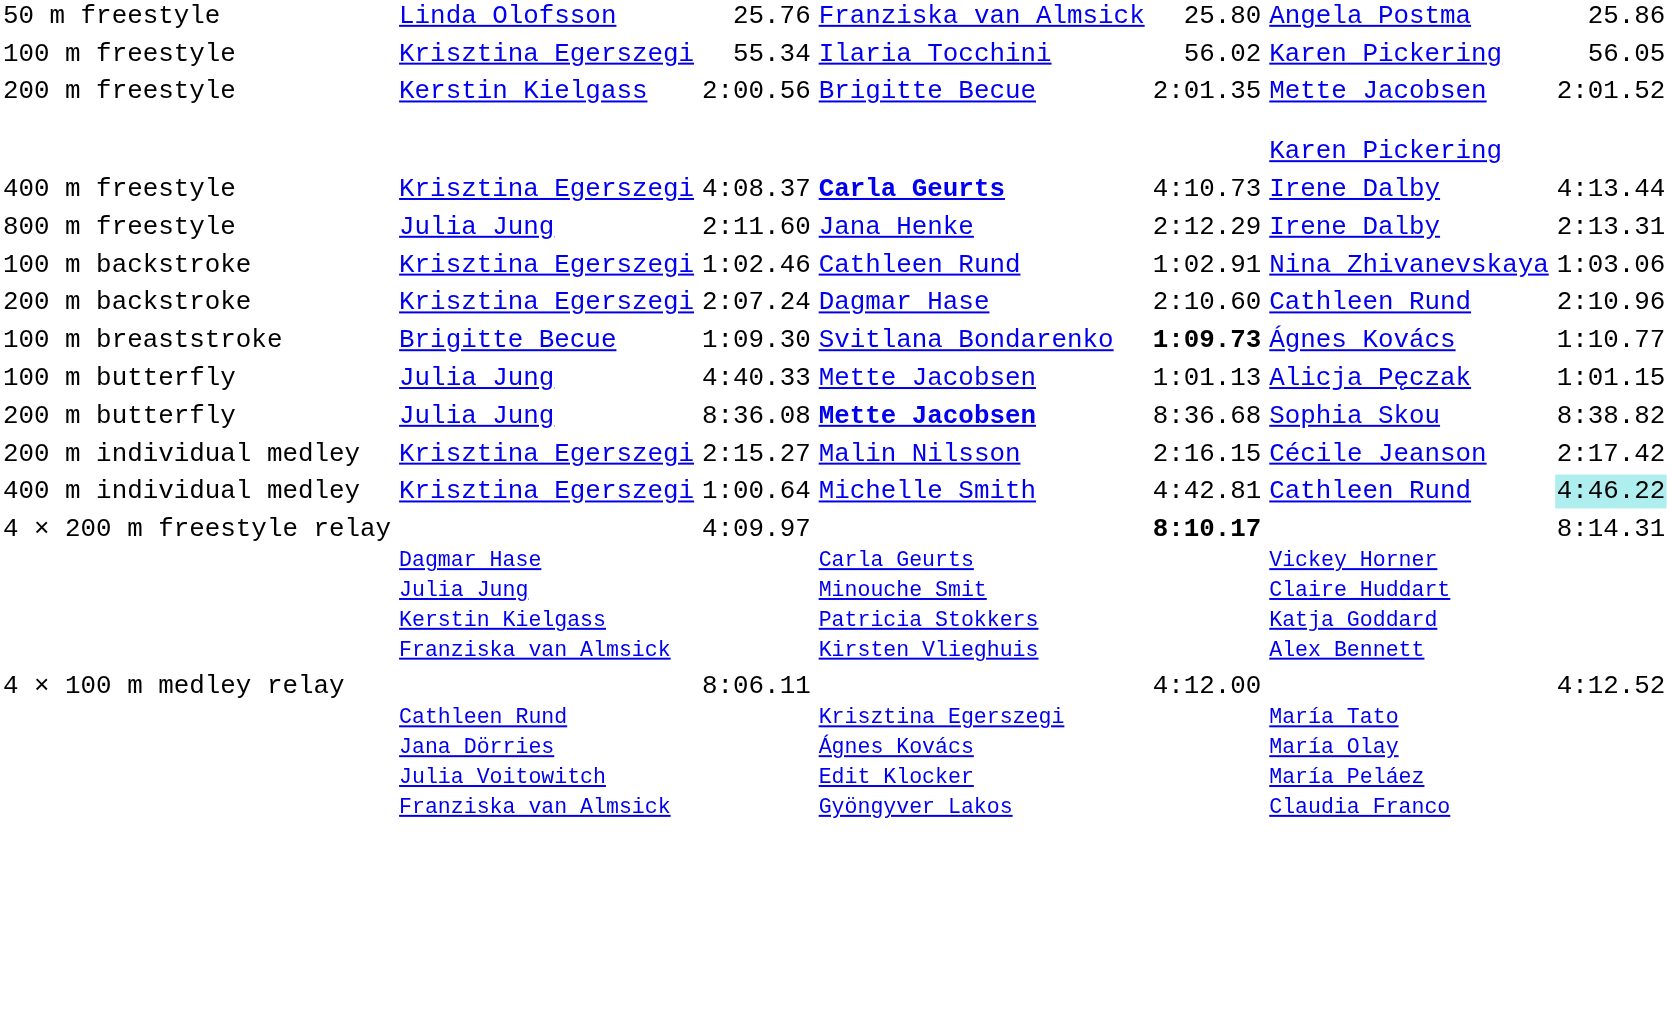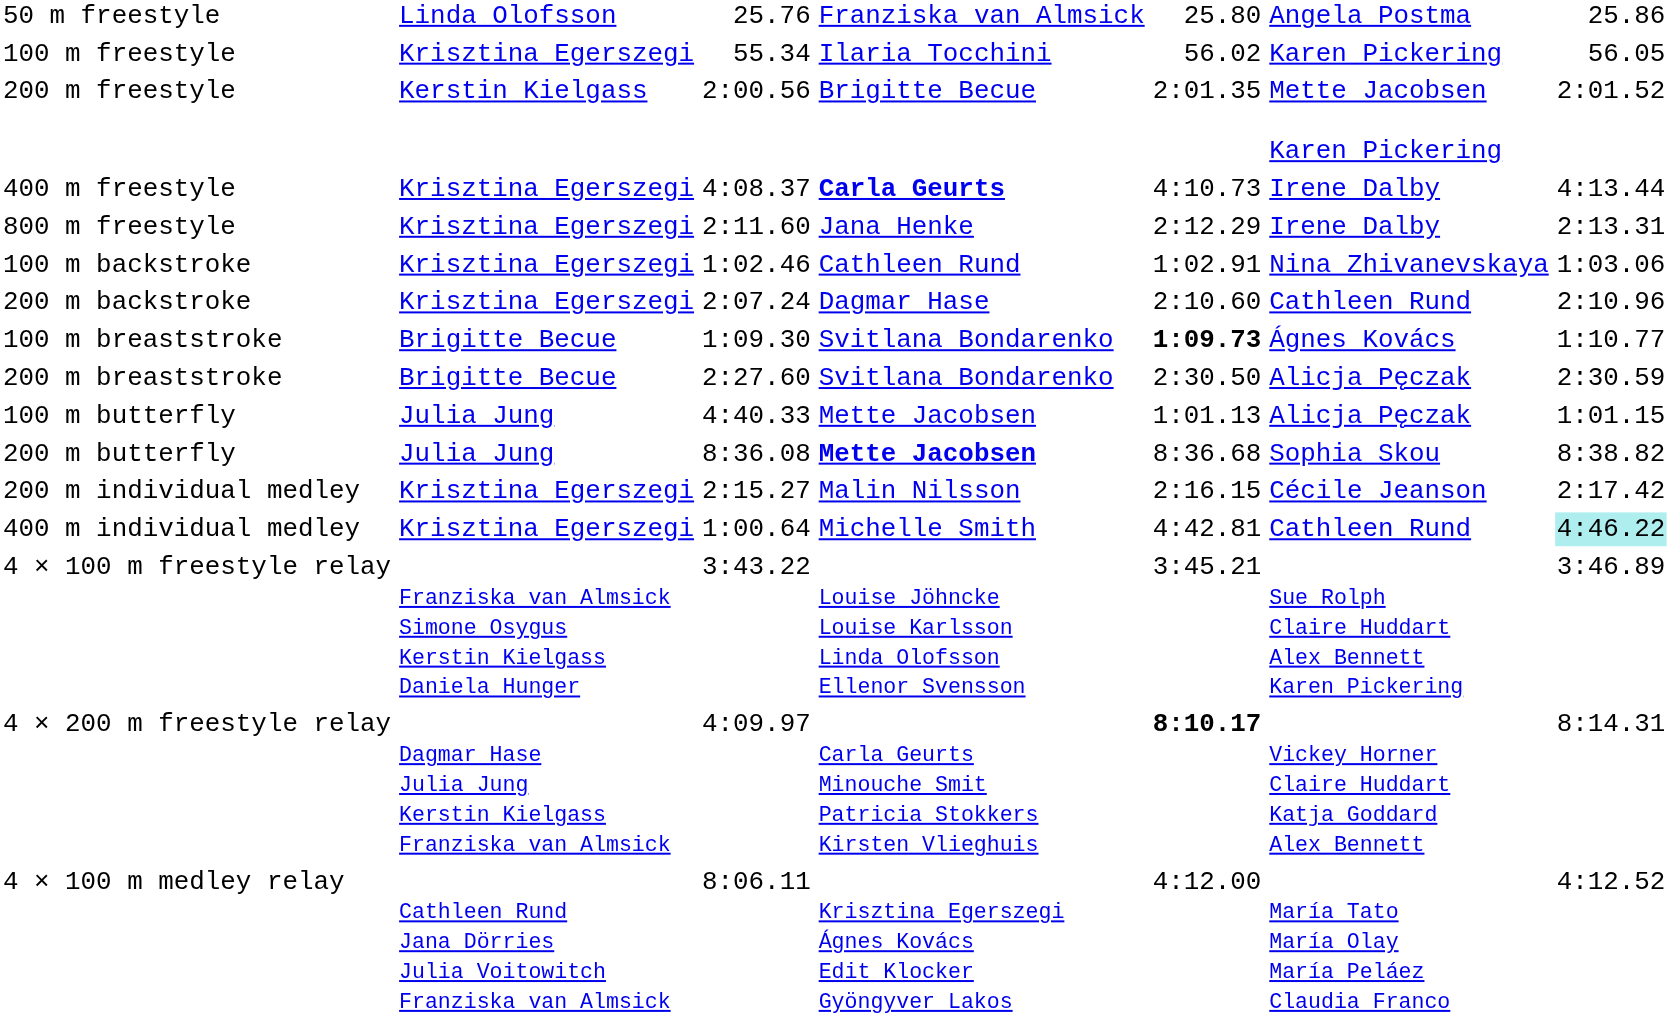(477, 227) Julia Jung -> (547, 227) Krisztina Egerszegi
+ row: (143, 378)
+ row: (197, 567)
